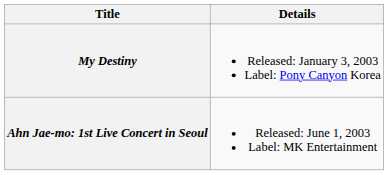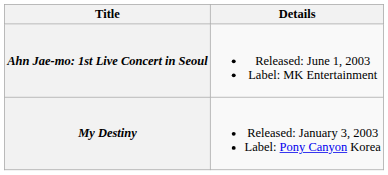rows swapped: (107, 60) <-> (107, 133)
